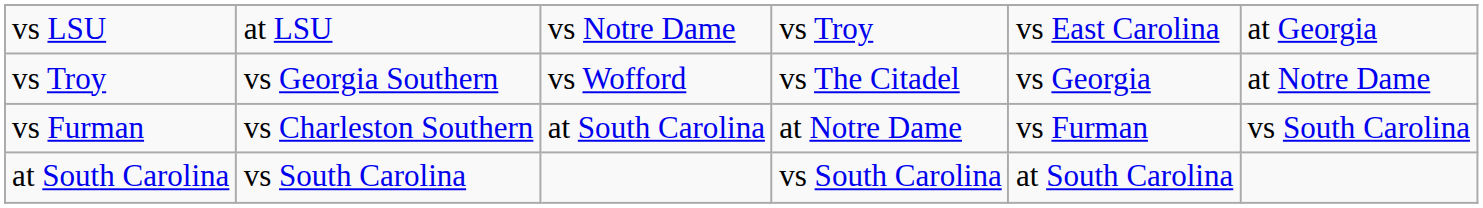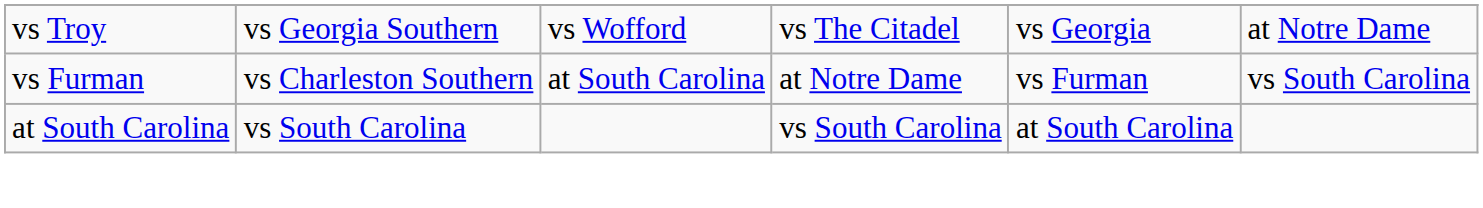- row: (59, 29)
